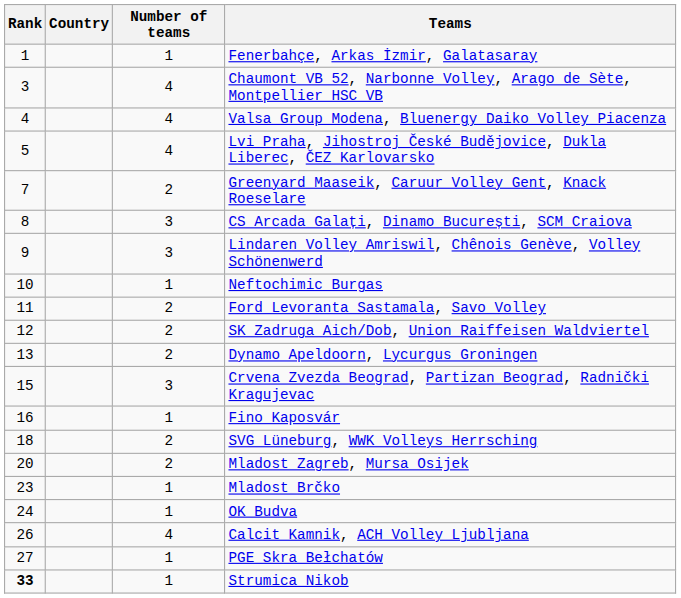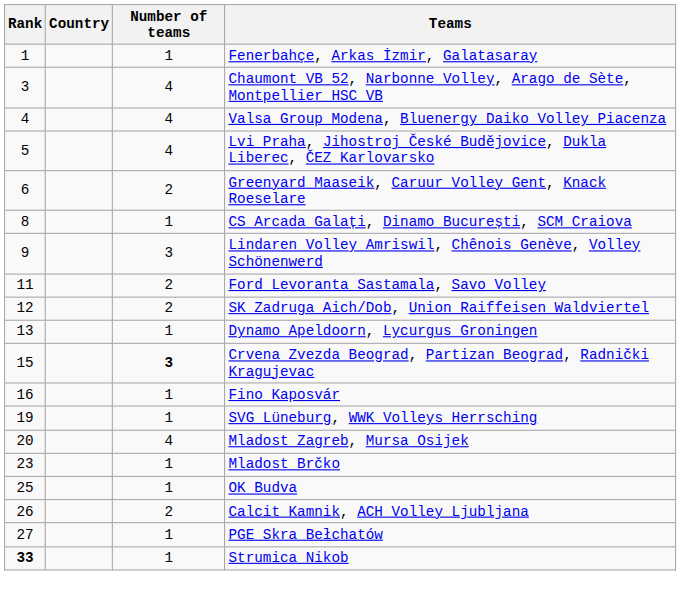(25, 190) 7 -> (25, 190) 6
(169, 222) 3 -> (169, 222) 1
- row: (306, 285)
(169, 355) 2 -> (169, 332) 1
(169, 387) normal -> (169, 363) bold
(25, 441) 18 -> (25, 418) 19
(169, 441) 2 -> (169, 418) 1
(169, 465) 2 -> (169, 441) 4
(25, 511) 24 -> (25, 488) 25
(169, 535) 4 -> (169, 511) 2
